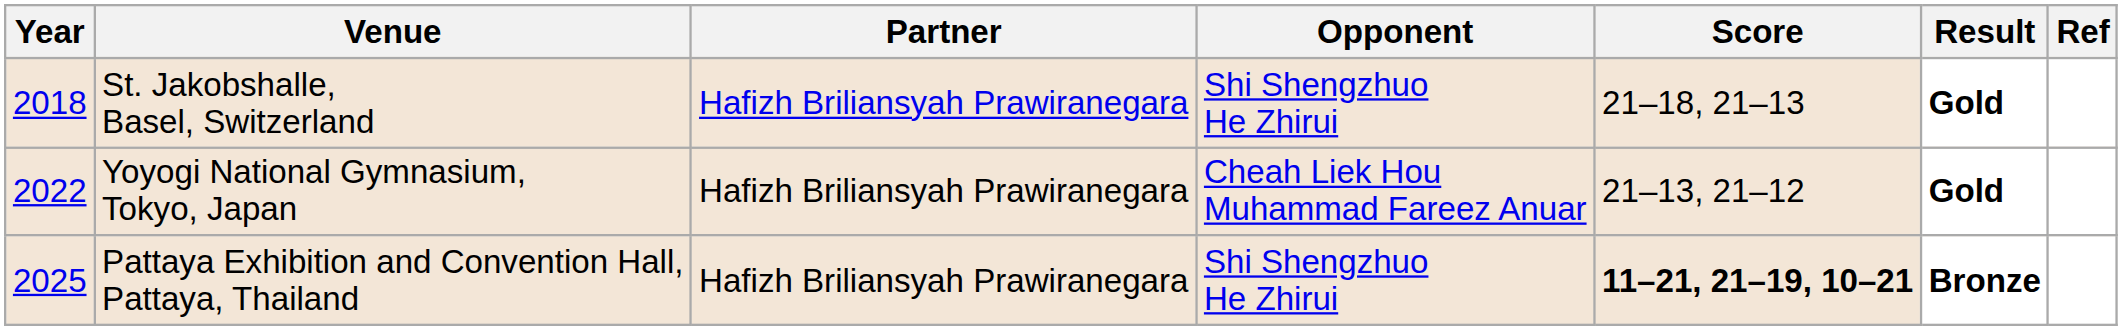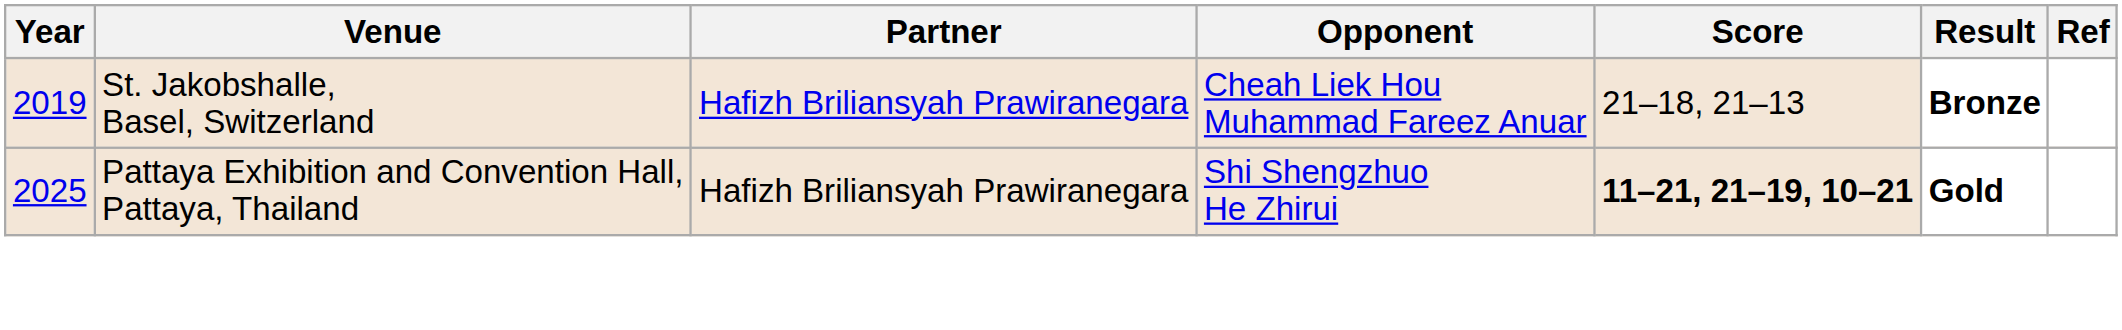(50, 102) 2018 -> (50, 102) 2019
(1316, 102) Shi Shengzhuo He Zhirui -> (1395, 102) Cheah Liek Hou Muhammad Fareez Anuar
(1966, 102) Gold -> (1985, 102) Bronze
- row: (314, 192)
(1985, 281) Bronze -> (1966, 192) Gold
